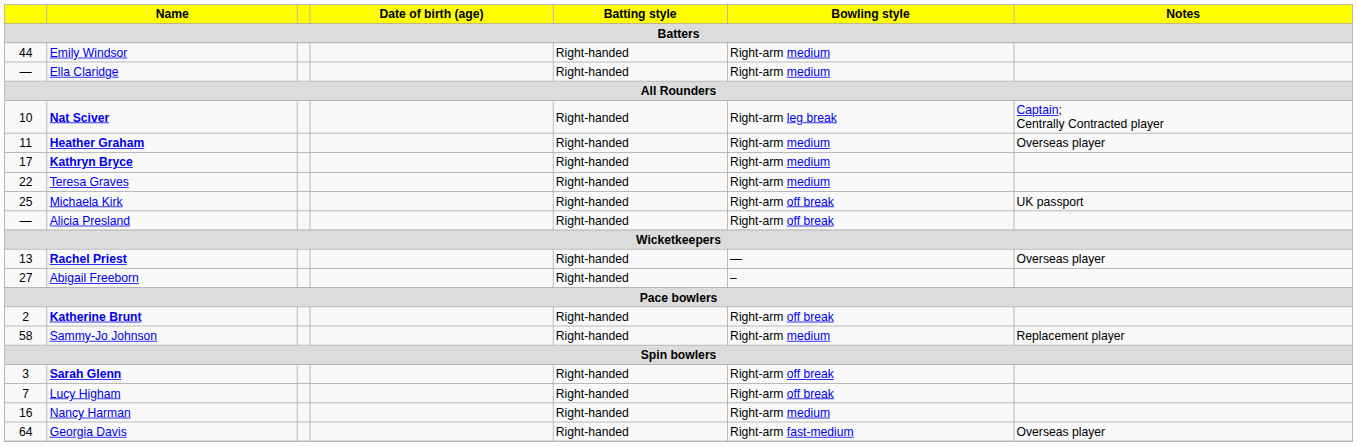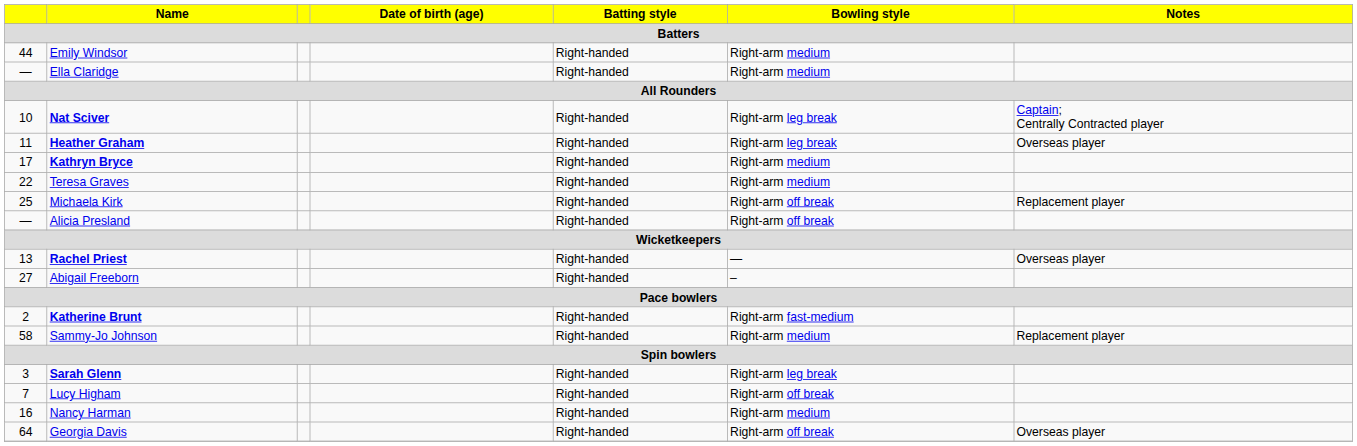(780, 143) Right-arm medium -> (783, 143) Right-arm leg break
(1050, 201) UK passport -> (1071, 201) Replacement player
(782, 317) Right-arm off break -> (792, 317) Right-arm fast-medium
(782, 374) Right-arm off break -> (783, 374) Right-arm leg break
(792, 432) Right-arm fast-medium -> (782, 432) Right-arm off break
